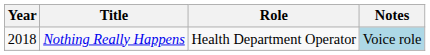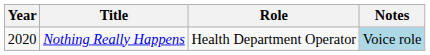(22, 38) 2018 -> (22, 38) 2020
